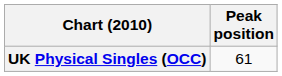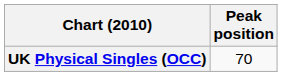(244, 58) 61 -> (244, 58) 70
